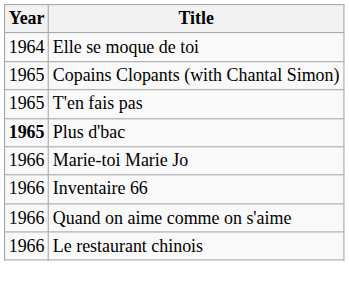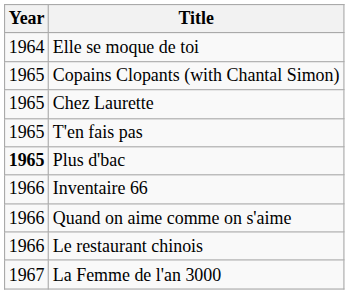+ row: (103, 103)
- row: (120, 160)
+ row: (137, 274)
